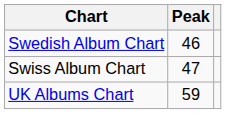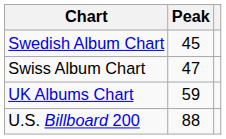(191, 43) 46 -> (191, 43) 45
+ row: (74, 120)
